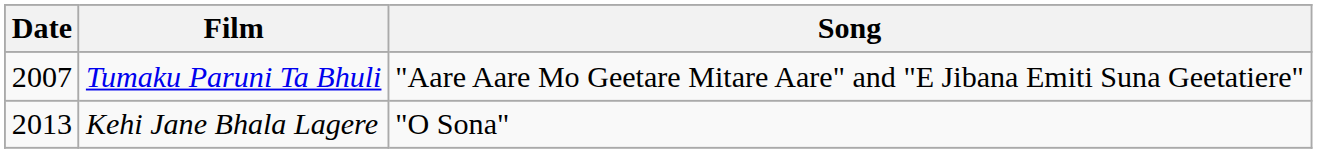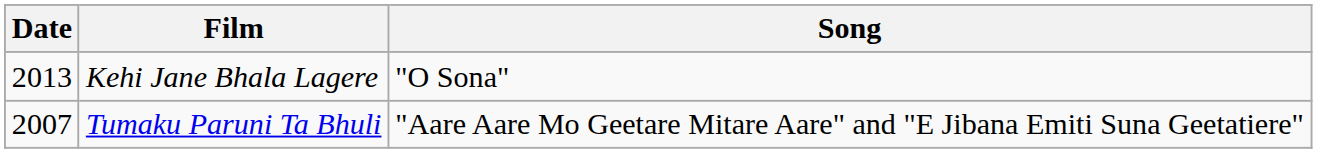rows swapped: (234, 76) <-> (232, 123)
